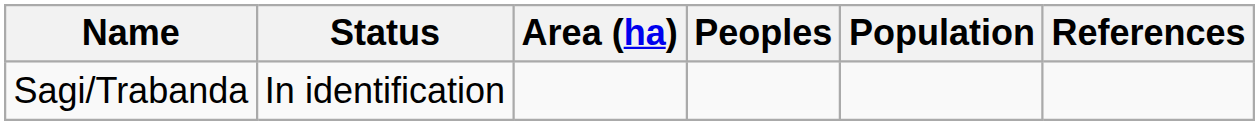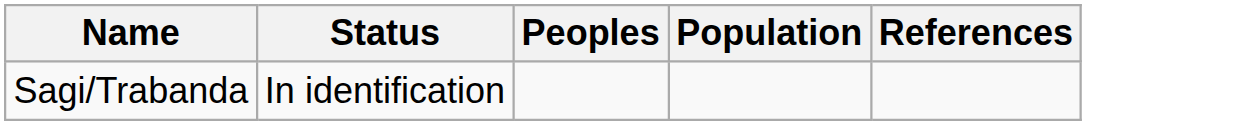- column: (600, 33)
